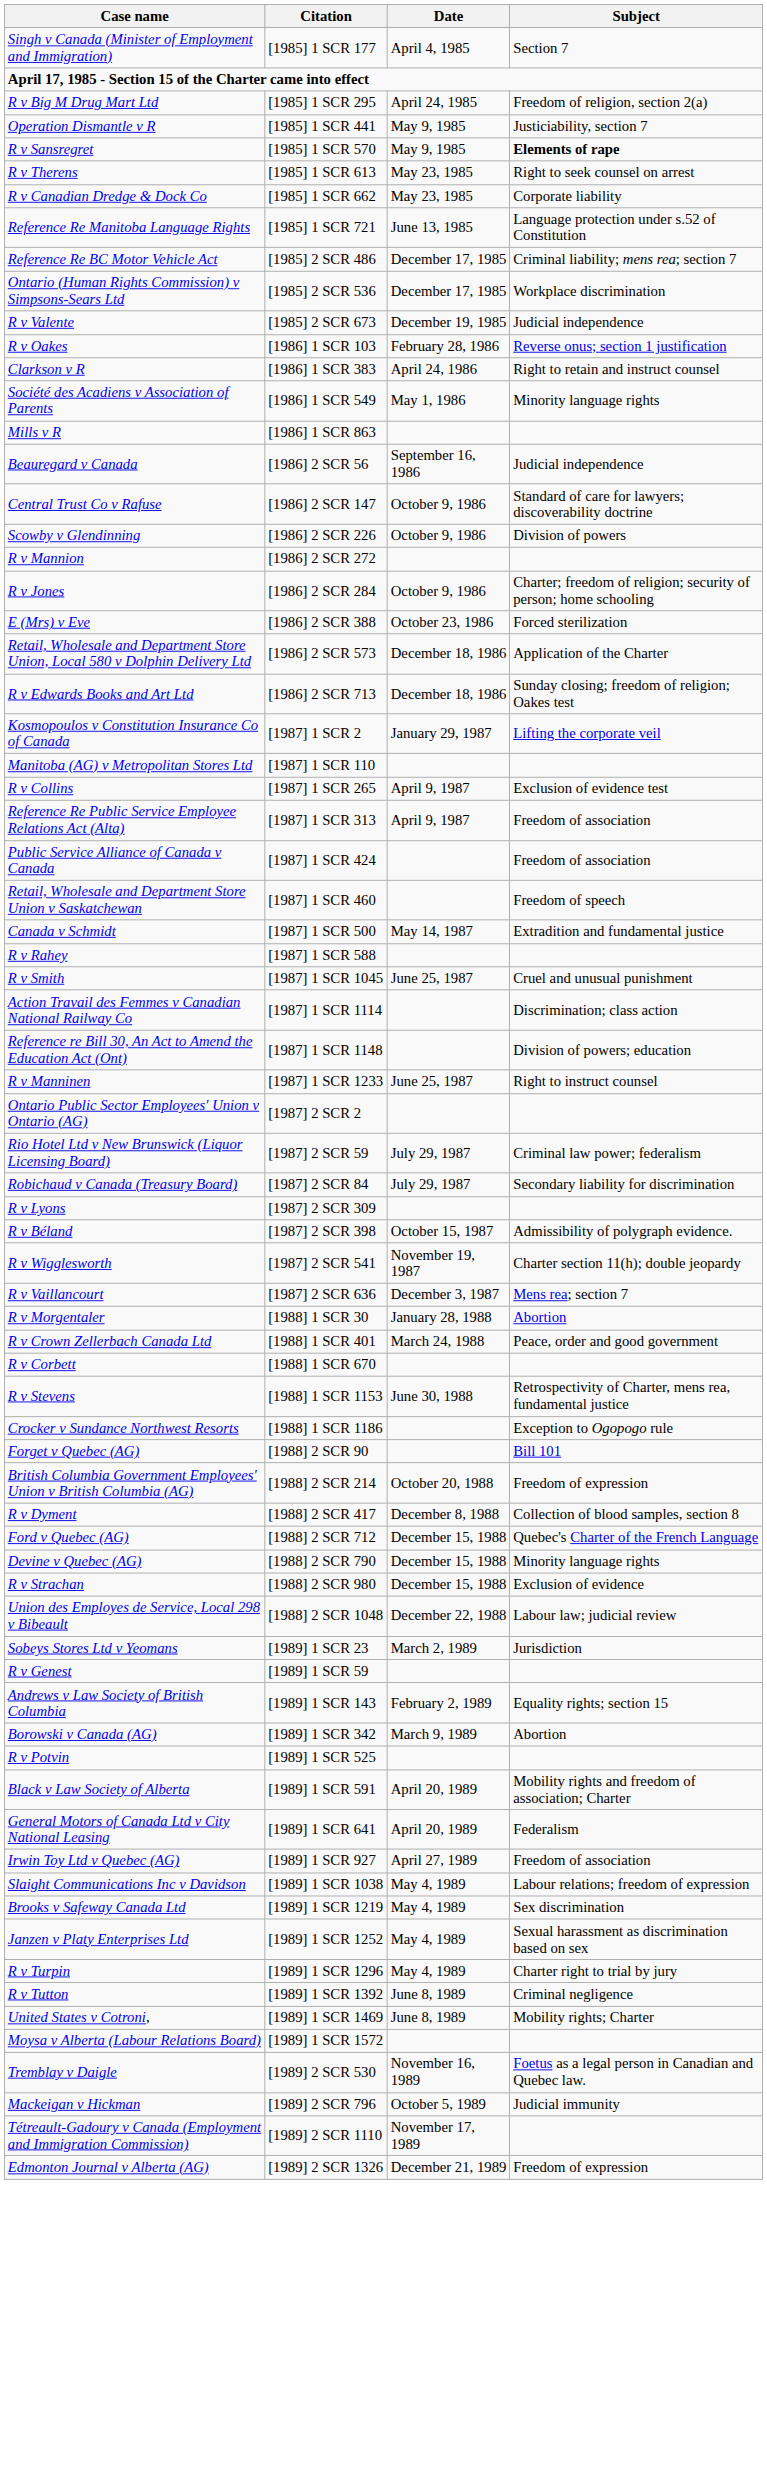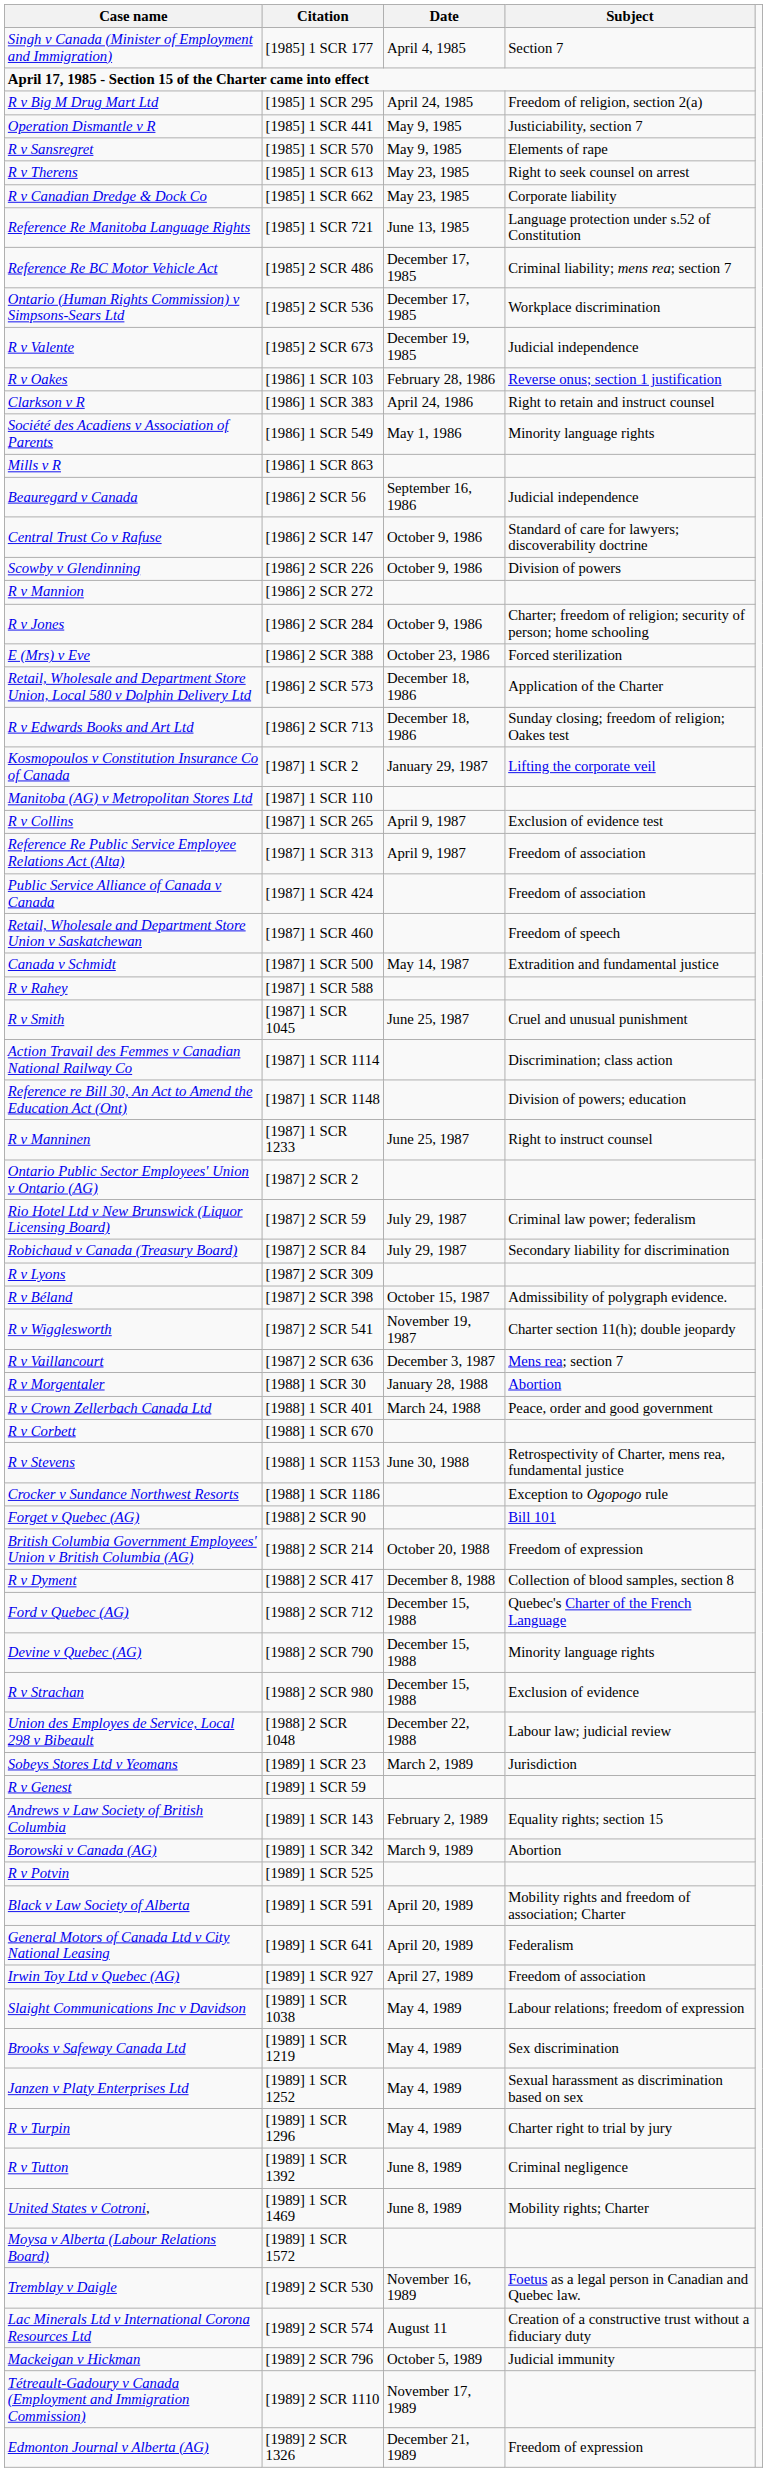(566, 149) bold -> (558, 149) normal
+ row: (129, 2327)
